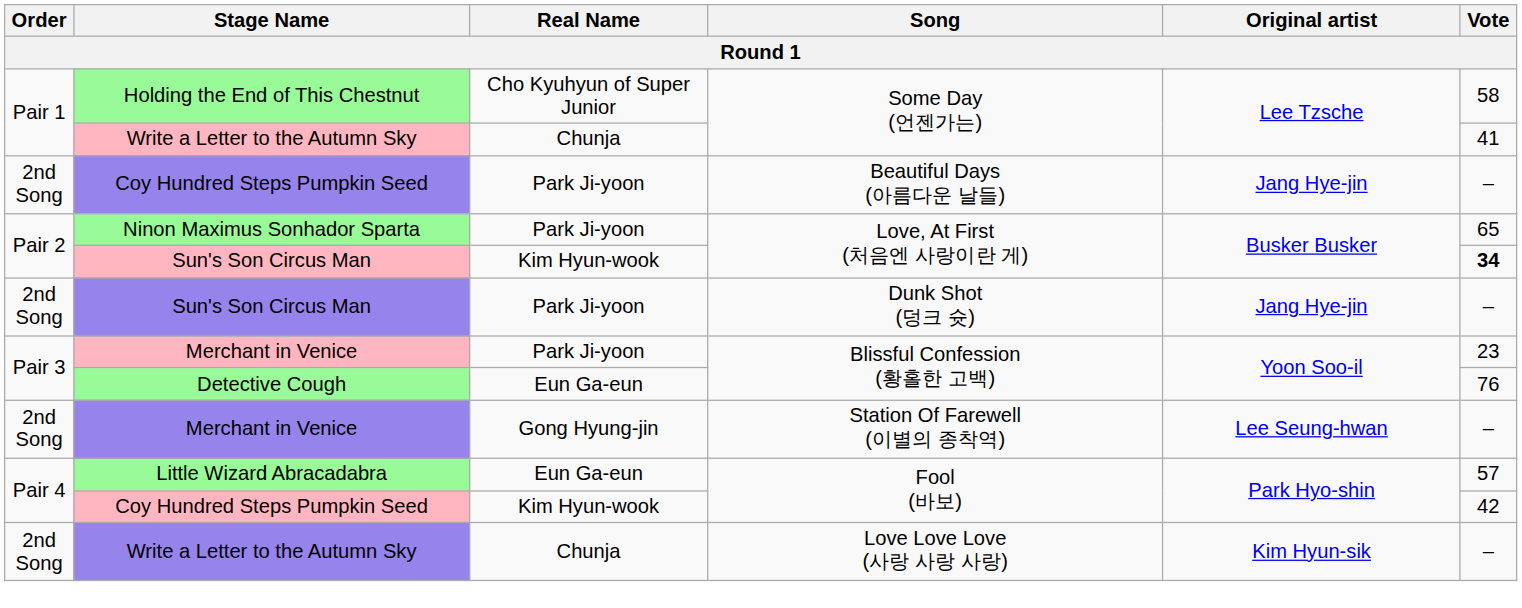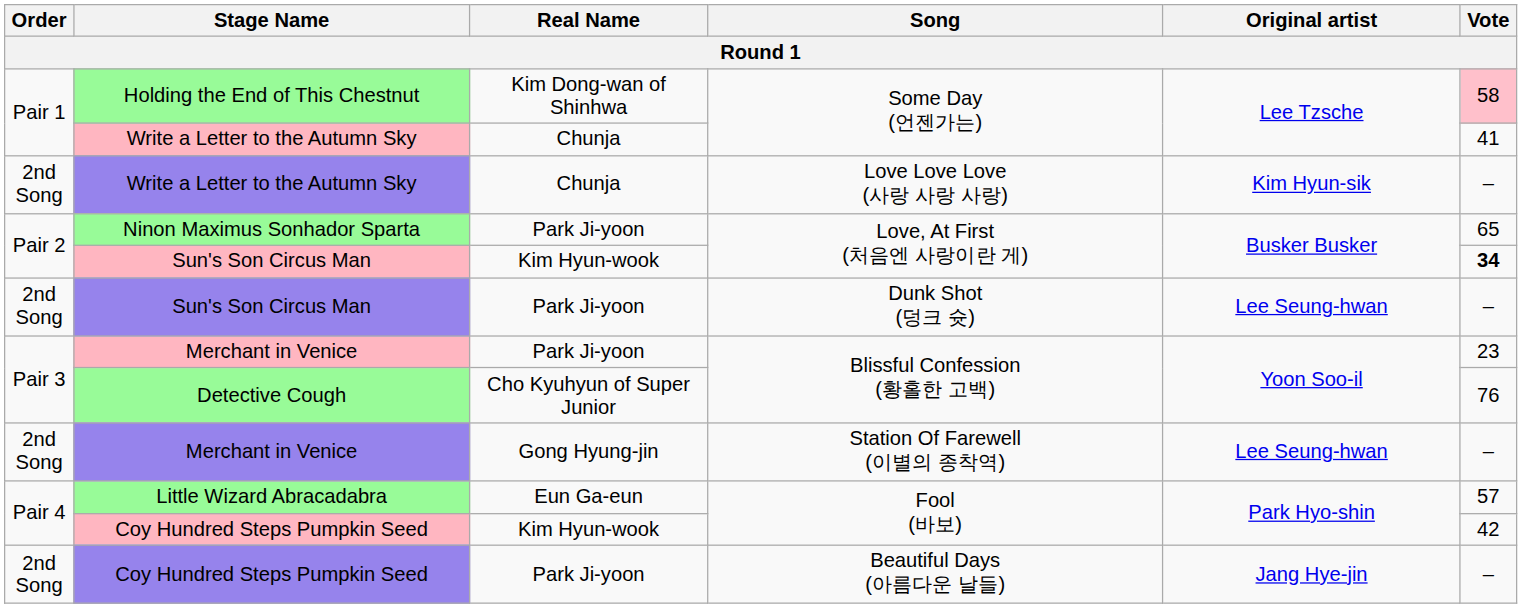(589, 95) Cho Kyuhyun of Super Junior -> (589, 95) Kim Dong-wan of Shinhwa
(1488, 95) no background -> (1488, 95) pink background
rows swapped: (272, 551) <-> (272, 184)
(1312, 306) Jang Hye-jin -> (1312, 306) Lee Seung-hwan
(589, 383) Eun Ga-eun -> (589, 395) Cho Kyuhyun of Super Junior
